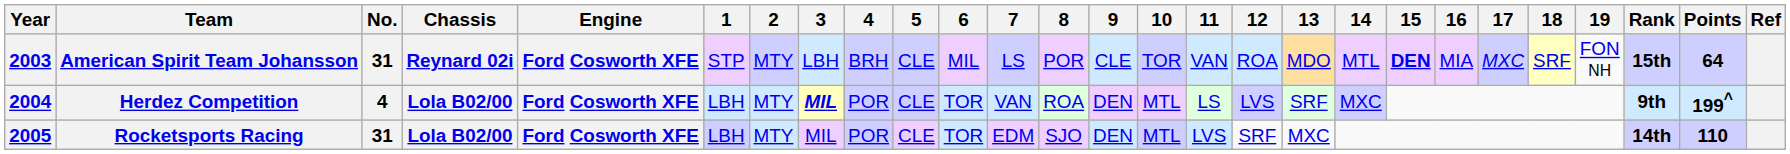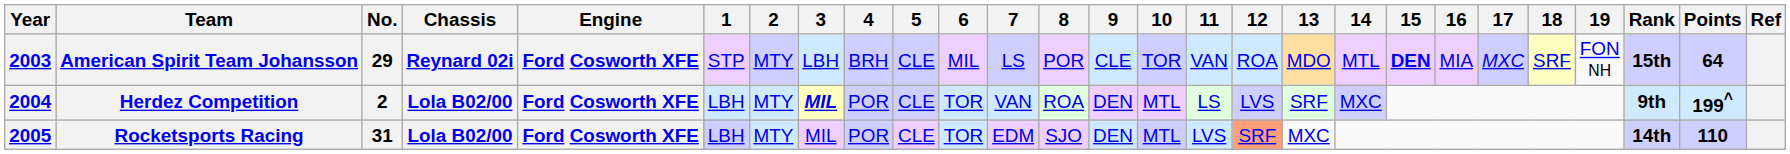(382, 59) 31 -> (382, 59) 29
(382, 102) 4 -> (382, 102) 2
(1257, 134) no background -> (1257, 134) lightsalmon background
